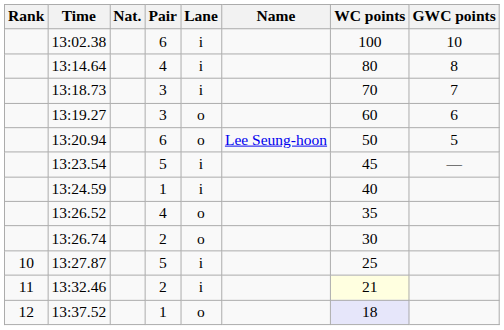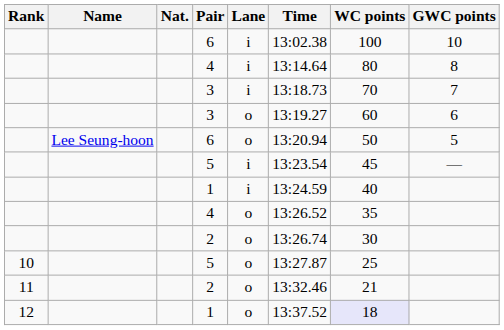columns swapped: (276, 16) <-> (79, 16)
(201, 262) i -> (248, 262) o
(201, 287) i -> (248, 287) o
(370, 287) lightyellow background -> (370, 287) no background
